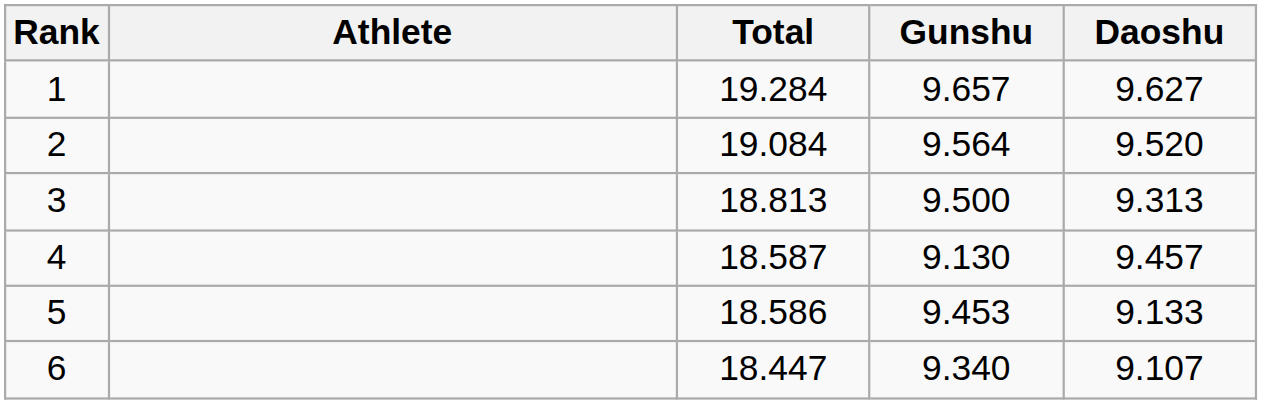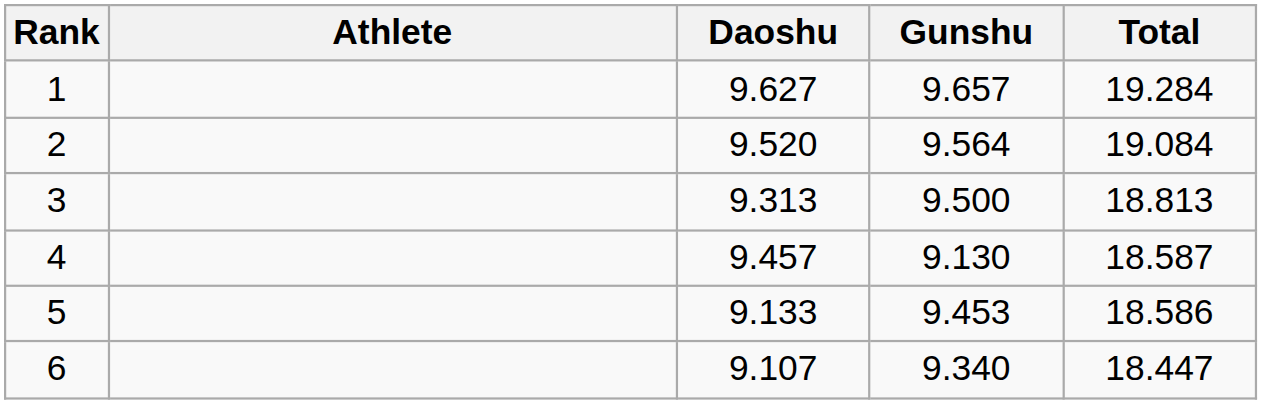columns swapped: (1159, 32) <-> (773, 32)
